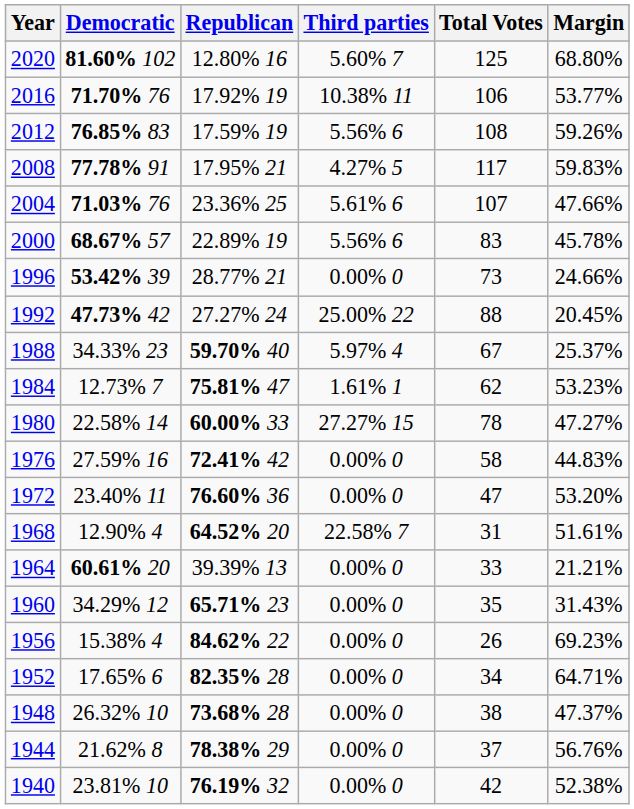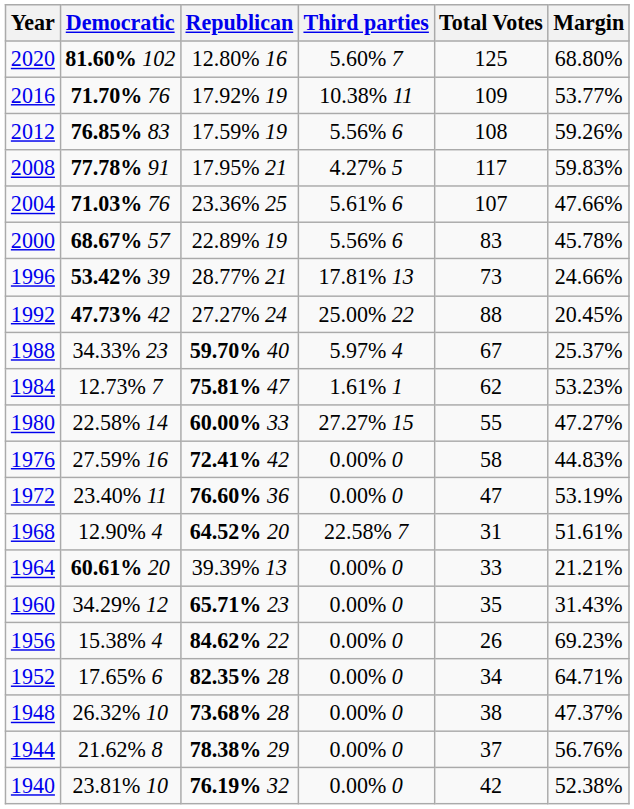(491, 95) 106 -> (491, 95) 109
(366, 277) 0.00% 0 -> (366, 277) 17.81% 13
(491, 422) 78 -> (491, 422) 55
(589, 495) 53.20% -> (589, 495) 53.19%
